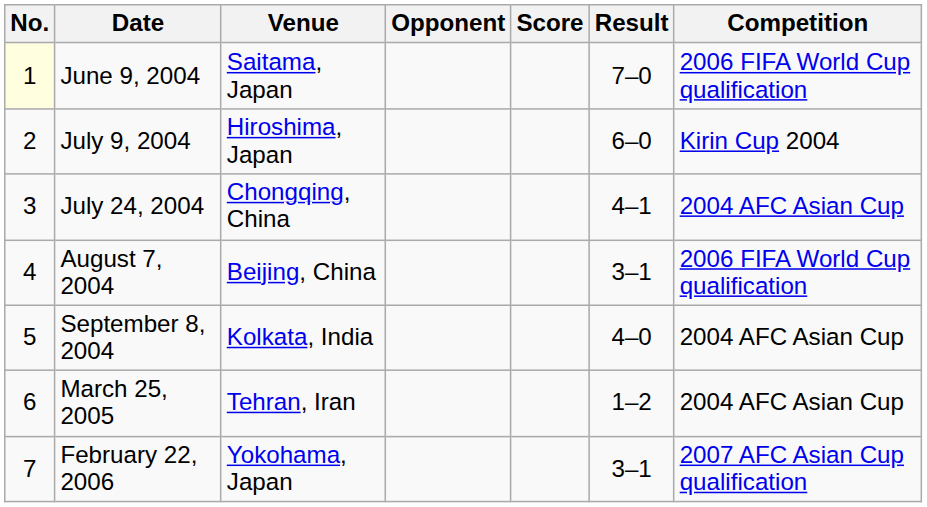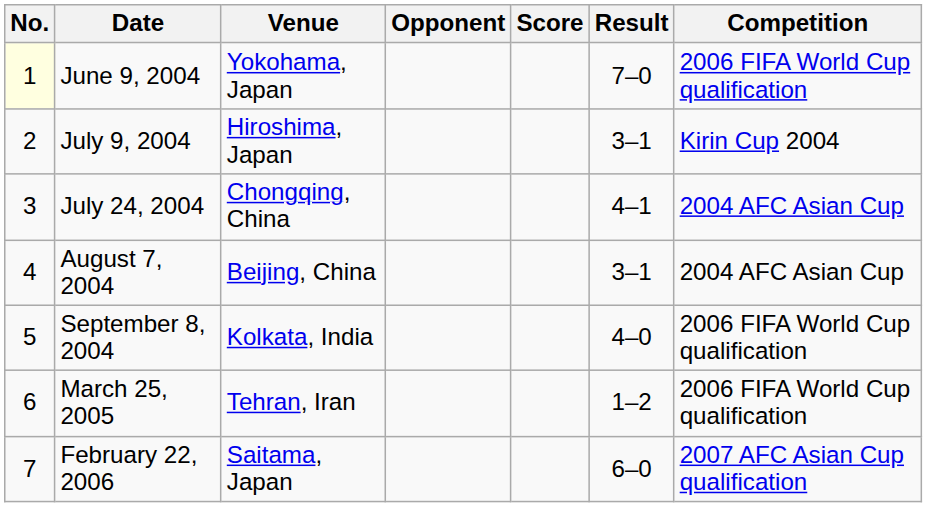(274, 75) Saitama, Japan -> (287, 75) Yokohama, Japan
(632, 141) 6–0 -> (632, 141) 3–1
(795, 272) 2006 FIFA World Cup qualification -> (792, 272) 2004 AFC Asian Cup
(792, 337) 2004 AFC Asian Cup -> (795, 337) 2006 FIFA World Cup qualification
(792, 403) 2004 AFC Asian Cup -> (795, 403) 2006 FIFA World Cup qualification
(287, 468) Yokohama, Japan -> (274, 468) Saitama, Japan
(632, 468) 3–1 -> (632, 468) 6–0
